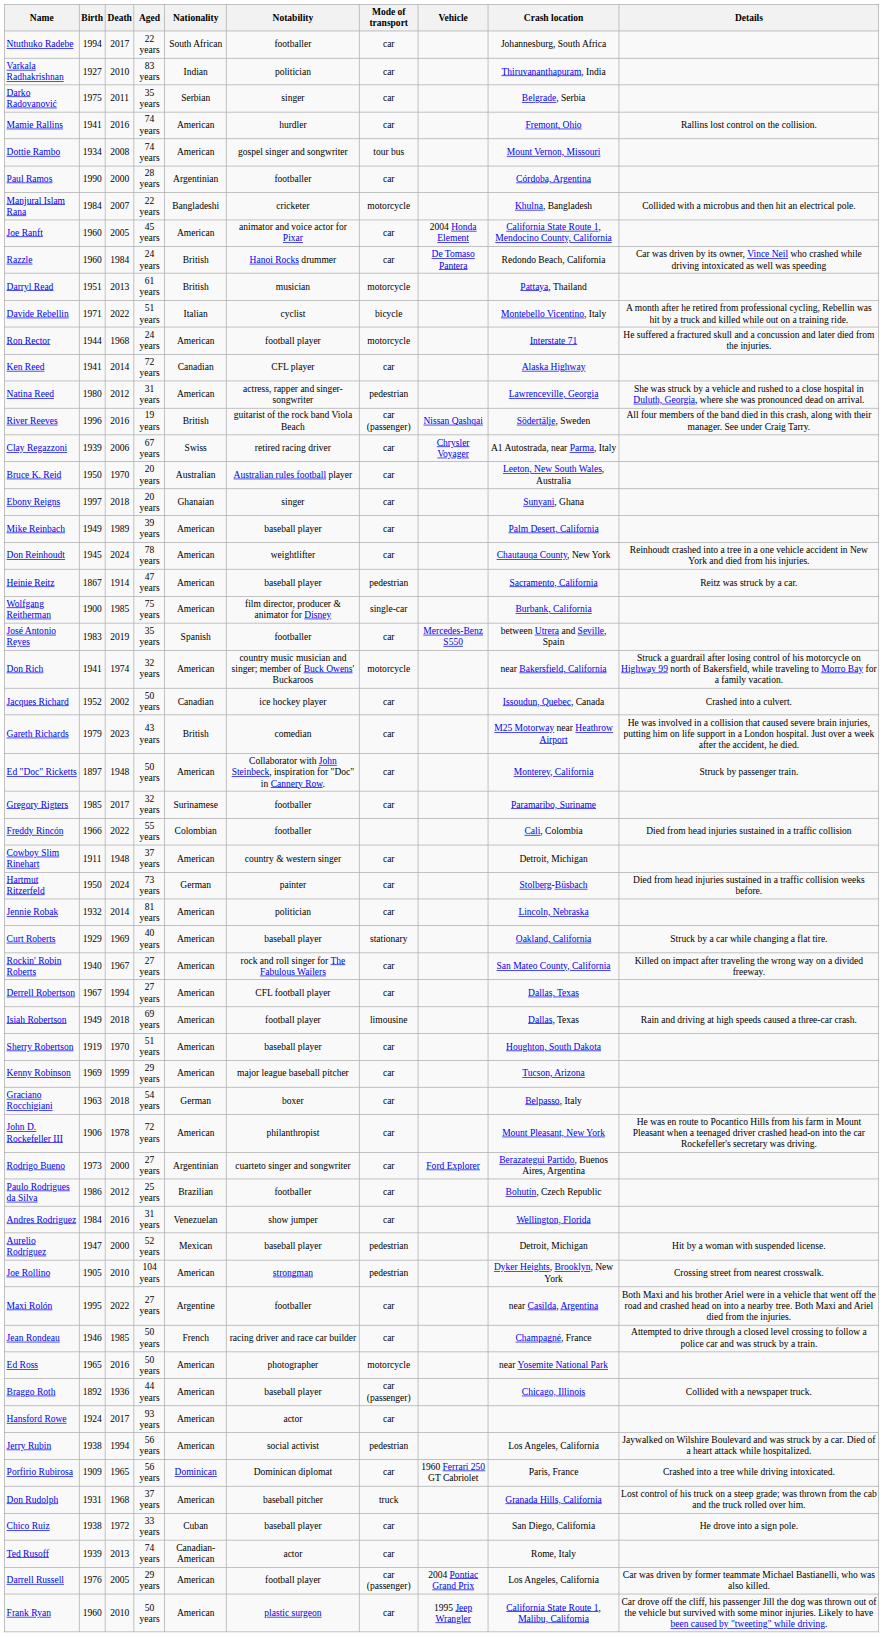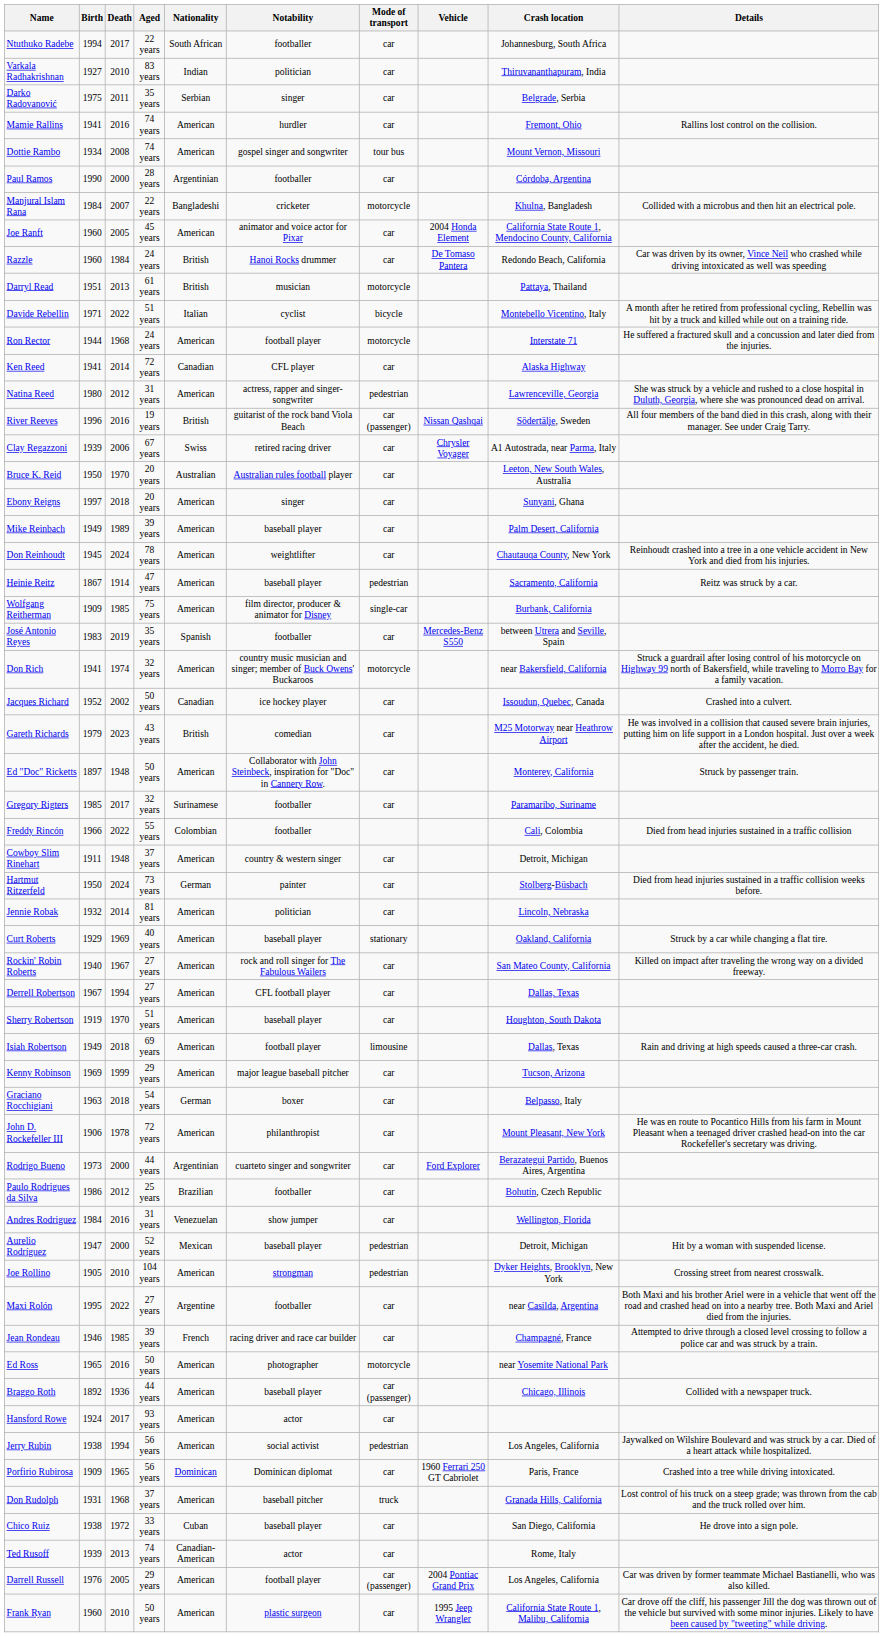(196, 501) Ghanaian -> (196, 501) American
(92, 609) 1900 -> (92, 609) 1909
rows swapped: (37, 1019) <-> (40, 1046)
(150, 1165) 27 years -> (150, 1165) 44 years
(150, 1338) 50 years -> (150, 1338) 39 years
